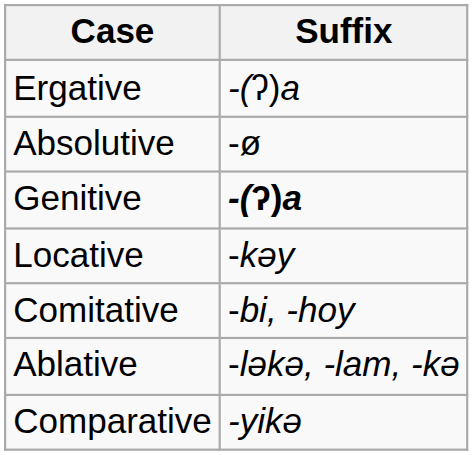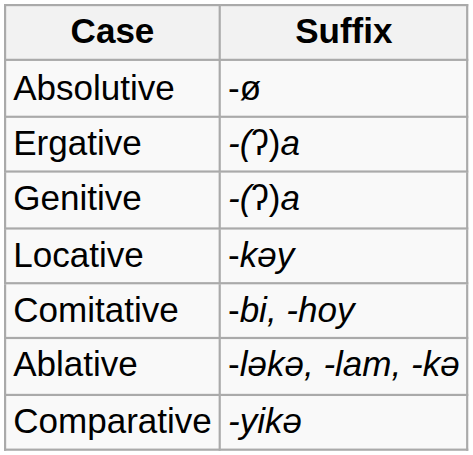rows swapped: (77, 87) <-> (94, 143)
(265, 198) bold -> (264, 198) normal
